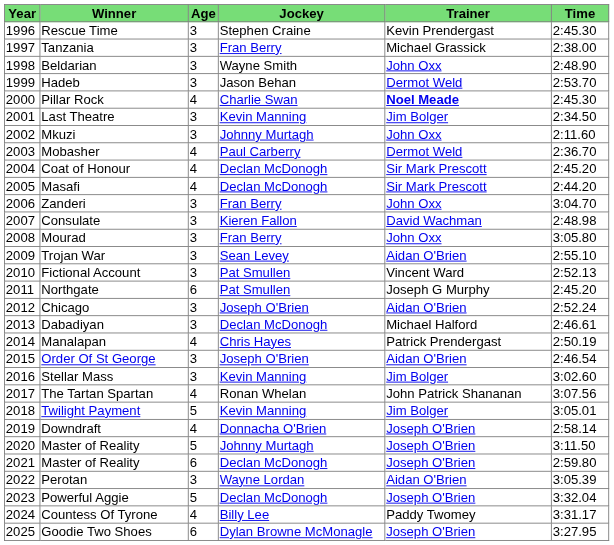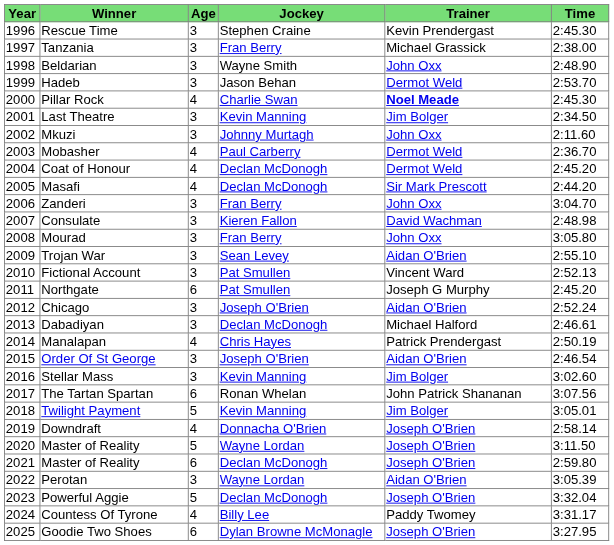(436, 169) Sir Mark Prescott -> (424, 169) Dermot Weld
(193, 393) 4 -> (193, 393) 6
(267, 445) Johnny Murtagh -> (262, 445) Wayne Lordan
